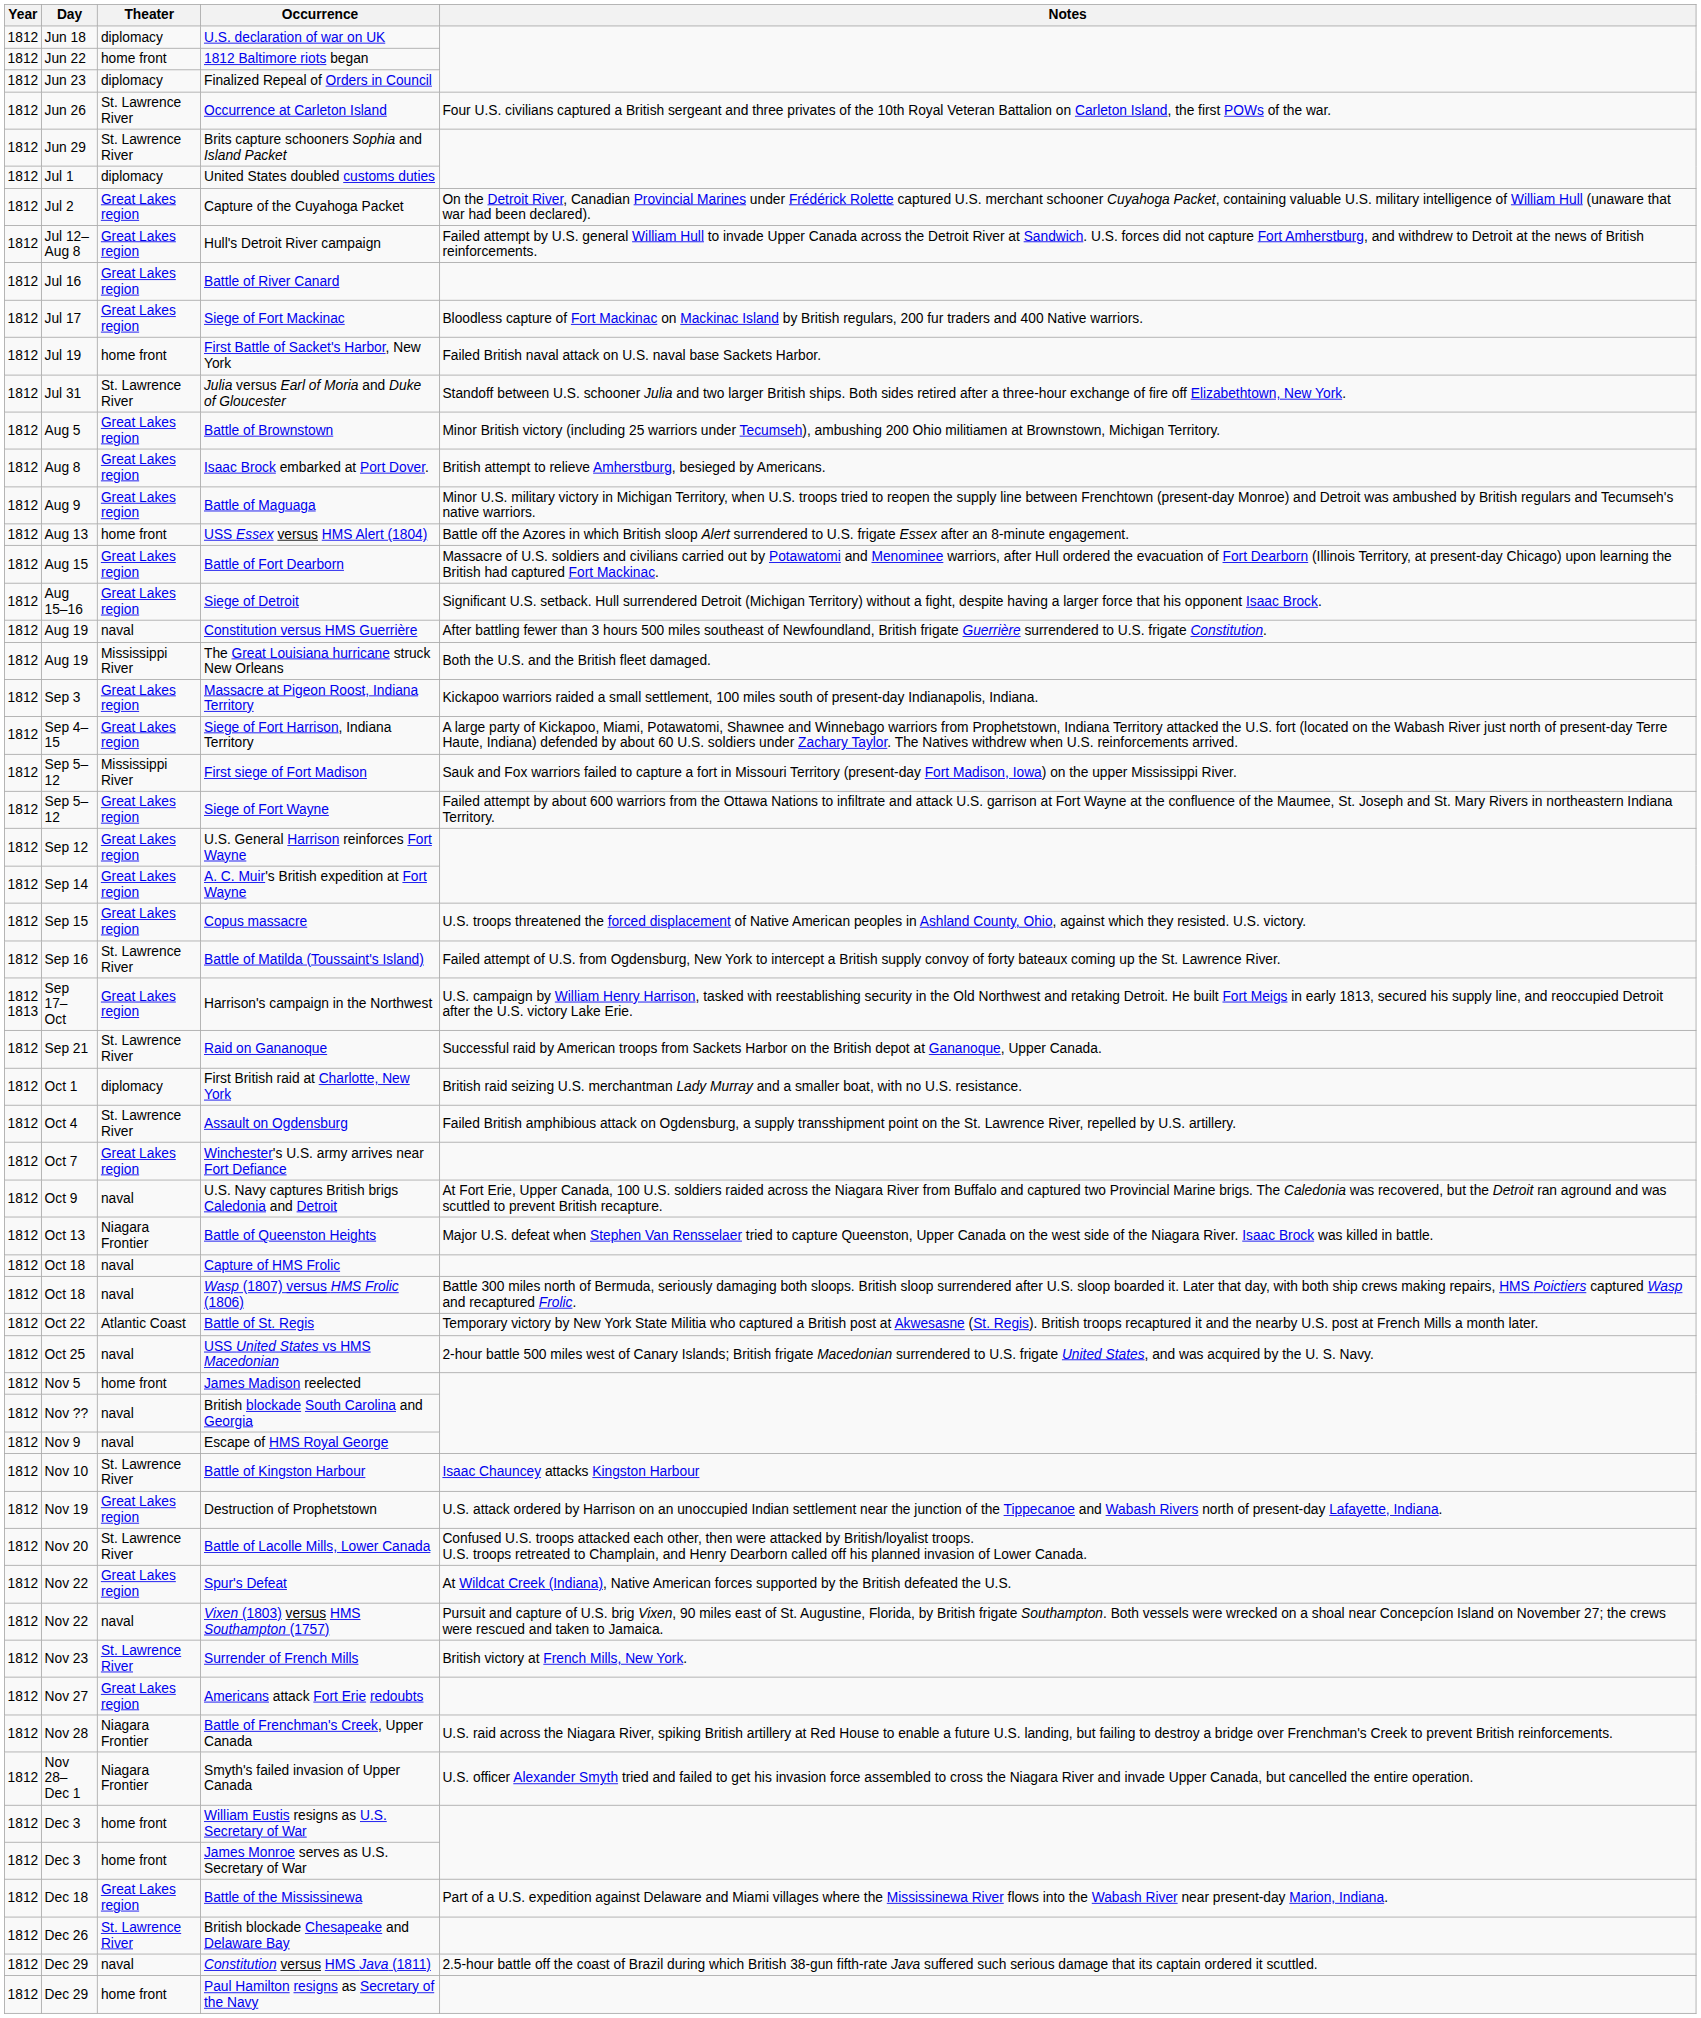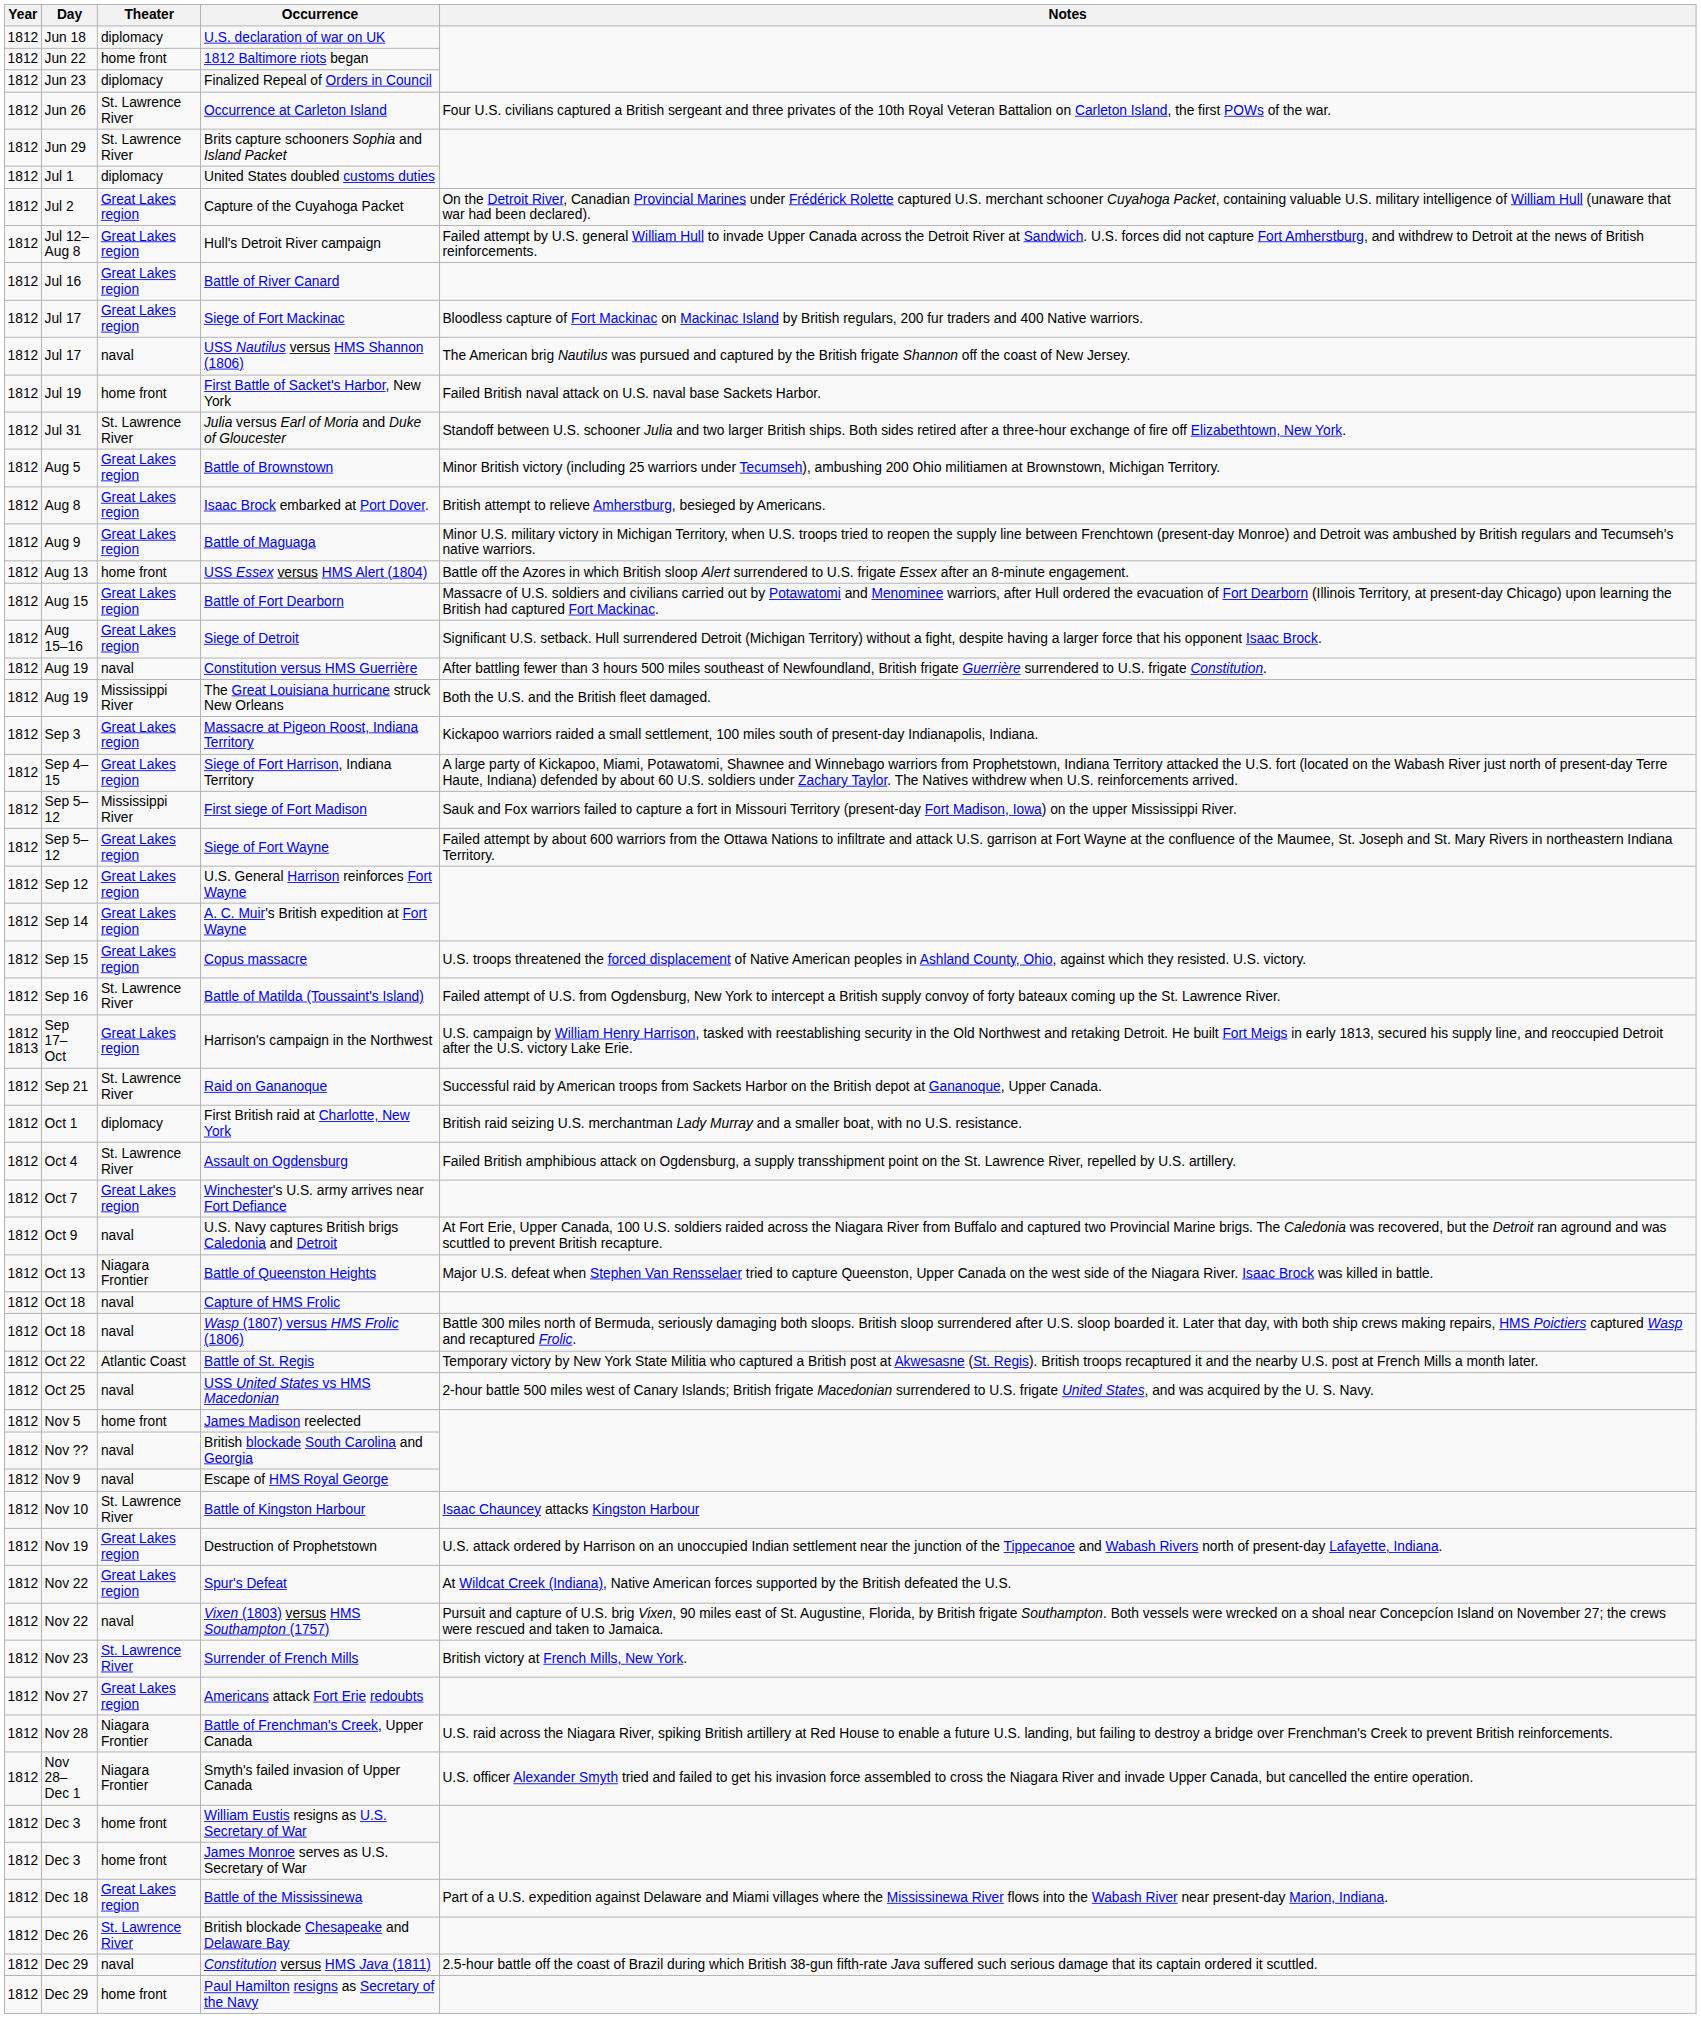+ row: (314, 356)
- row: (317, 1546)
